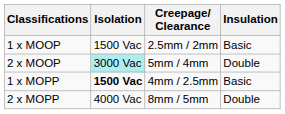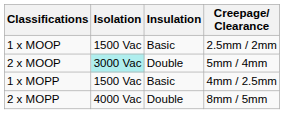columns swapped: (183, 20) <-> (251, 20)
(118, 81) bold -> (118, 81) normal
